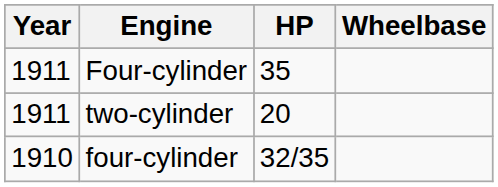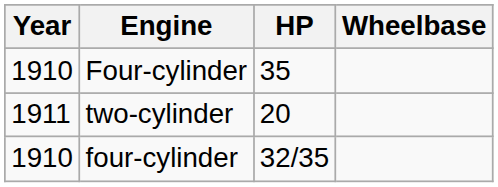(41, 70) 1911 -> (42, 70) 1910
